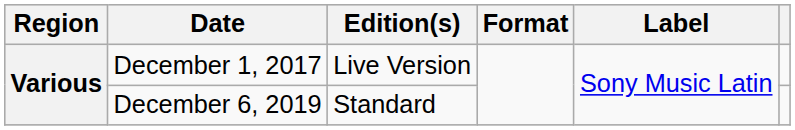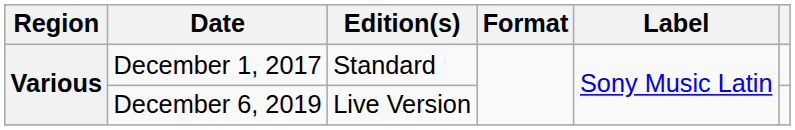(402, 64) Live Version -> (385, 64) Standard
(385, 104) Standard -> (402, 104) Live Version
